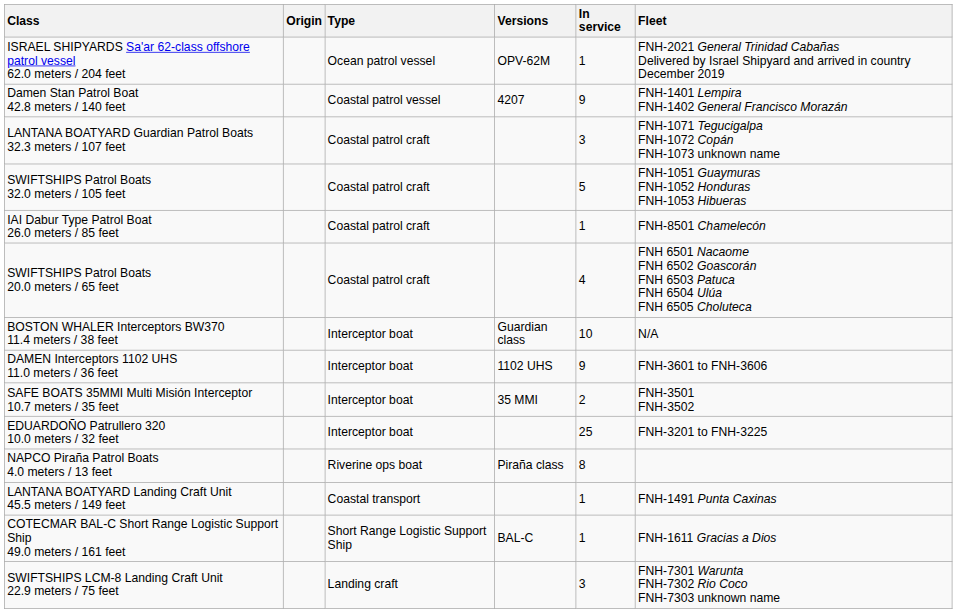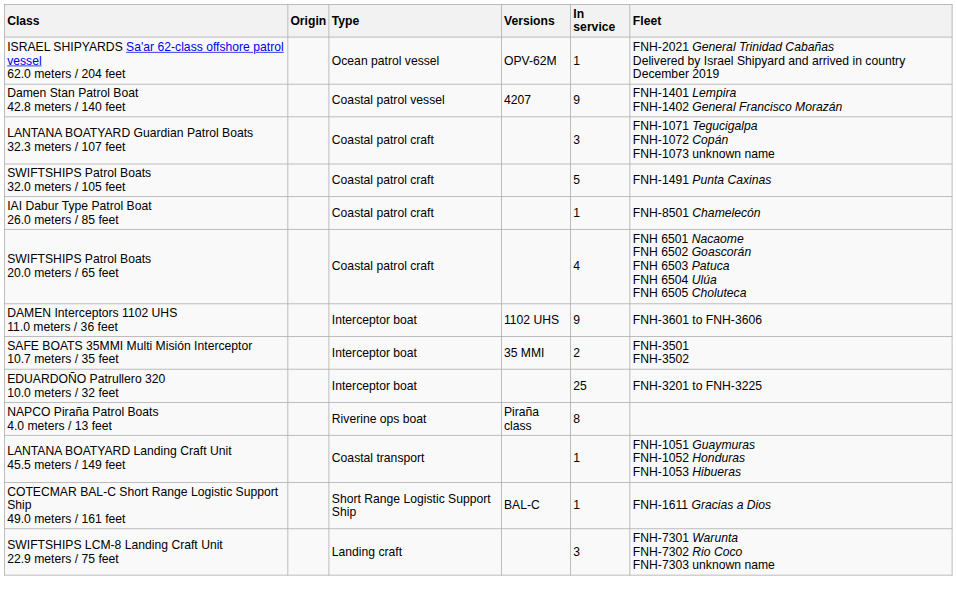(699, 187) FNH-1051 Guaymuras FNH-1052 Honduras FNH-1053 Hibueras -> (702, 180) FNH-1491 Punta Caxinas
- row: (116, 333)
(707, 498) FNH-1491 Punta Caxinas -> (694, 458) FNH-1051 Guaymuras FNH-1052 Honduras FNH-1053 Hibueras
